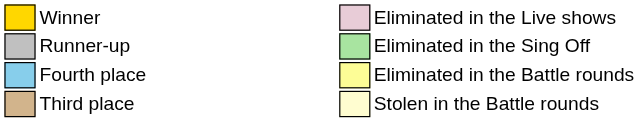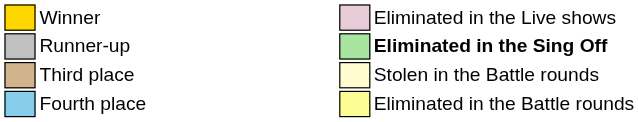(482, 46) normal -> (491, 46) bold
rows swapped: (87, 103) <-> (93, 75)
